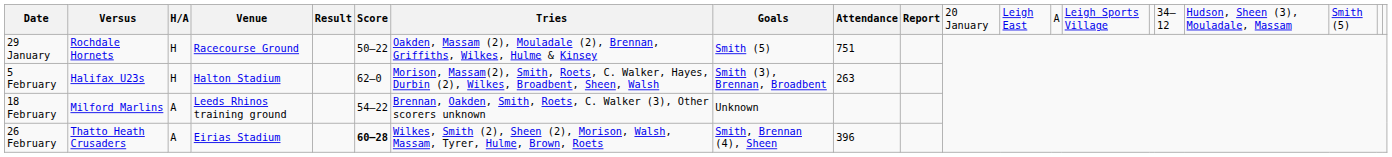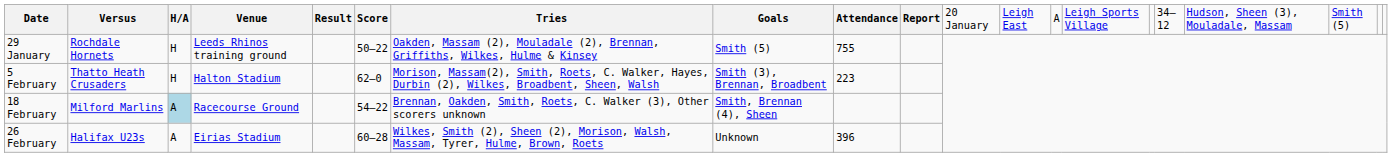(246, 49) Racecourse Ground -> (240, 49) Leeds Rhinos training ground
(845, 49) 751 -> (845, 49) 755
(108, 78) Halifax U23s -> (108, 78) Thatto Heath Crusaders
(845, 78) 263 -> (845, 78) 223
(173, 108) no background -> (173, 108) lightblue background
(240, 108) Leeds Rhinos training ground -> (246, 108) Racecourse Ground
(737, 108) Unknown -> (759, 108) Smith, Brennan (4), Sheen
(108, 137) Thatto Heath Crusaders -> (108, 137) Halifax U23s
(372, 137) bold -> (372, 137) normal
(759, 137) Smith, Brennan (4), Sheen -> (737, 137) Unknown
